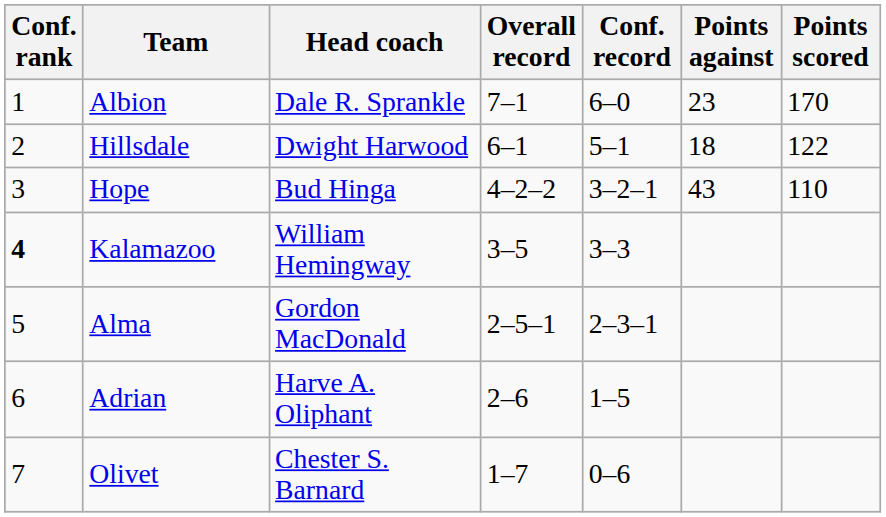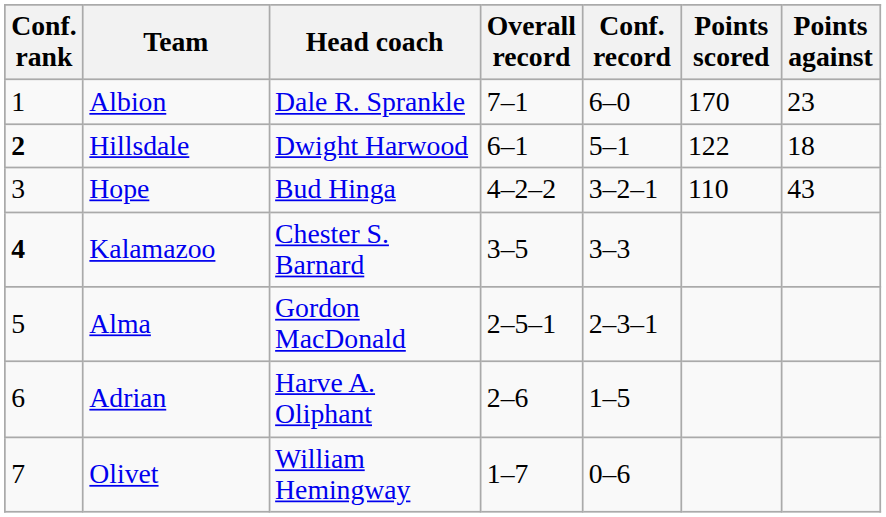columns swapped: (831, 42) <-> (731, 42)
(18, 145) normal -> (18, 145) bold
(343, 248) William Hemingway -> (332, 248) Chester S. Barnard
(332, 473) Chester S. Barnard -> (343, 473) William Hemingway
